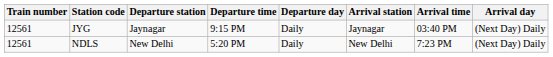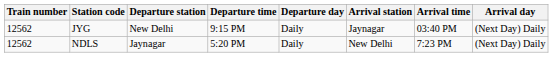(19, 28) 12561 -> (19, 28) 12562
(147, 28) Jaynagar -> (151, 28) New Delhi
(19, 44) 12561 -> (19, 44) 12562
(151, 44) New Delhi -> (147, 44) Jaynagar
